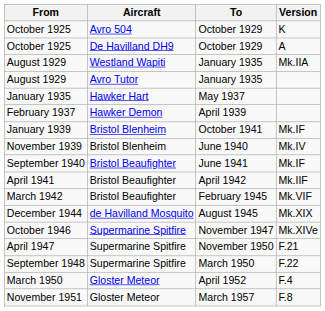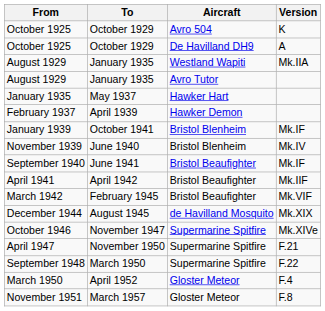columns swapped: (236, 12) <-> (142, 12)
